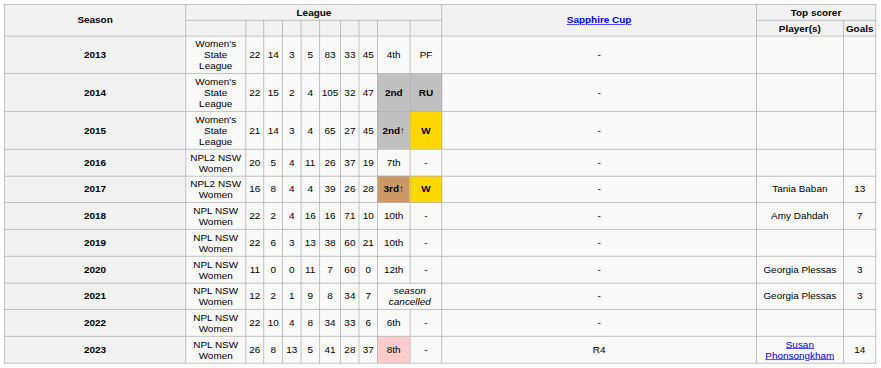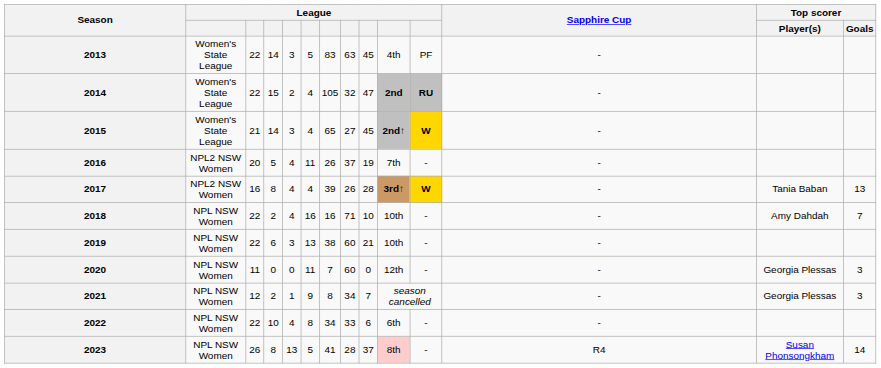(350, 55) 33 -> (350, 55) 63
